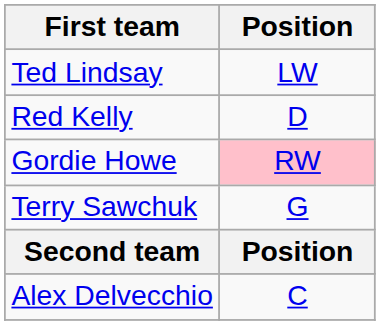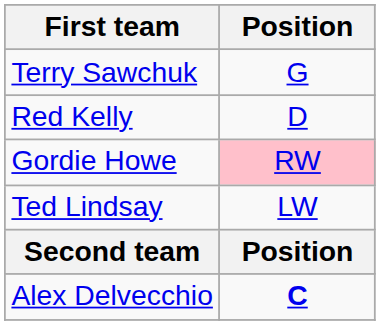rows swapped: (104, 206) <-> (87, 71)
(298, 296) normal -> (298, 296) bold
